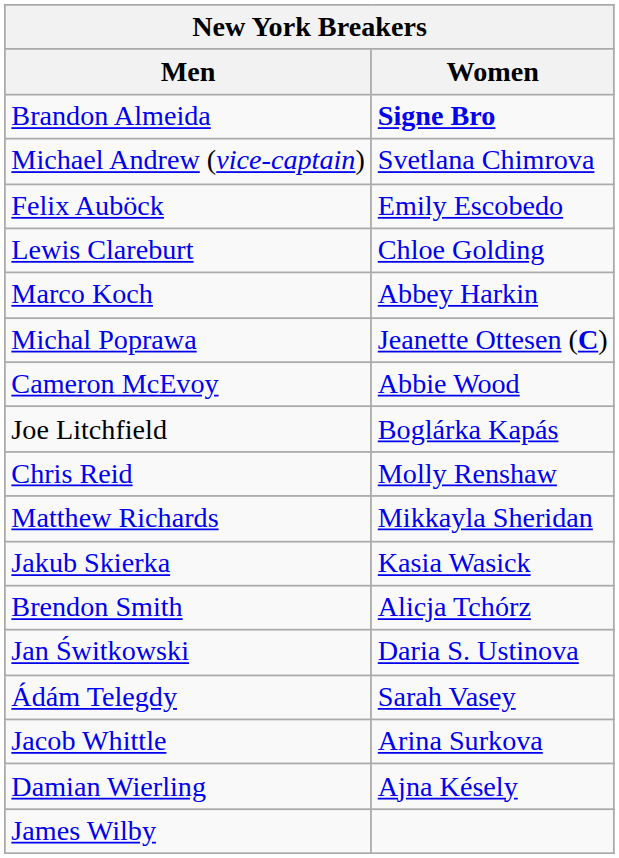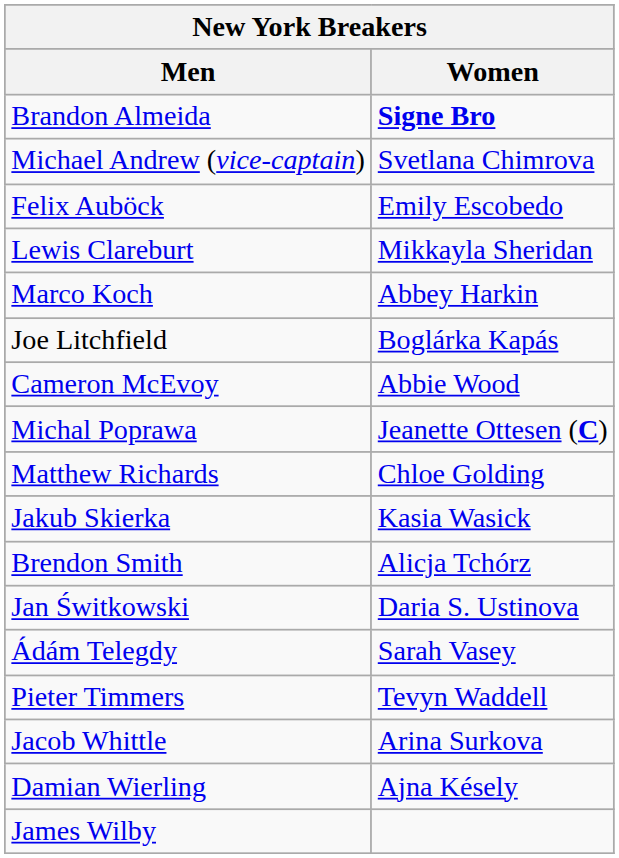(461, 250) Chloe Golding -> (485, 250) Mikkayla Sheridan
rows swapped: (89, 428) <-> (104, 339)
- row: (72, 473)
(485, 518) Mikkayla Sheridan -> (461, 473) Chloe Golding
+ row: (98, 696)
